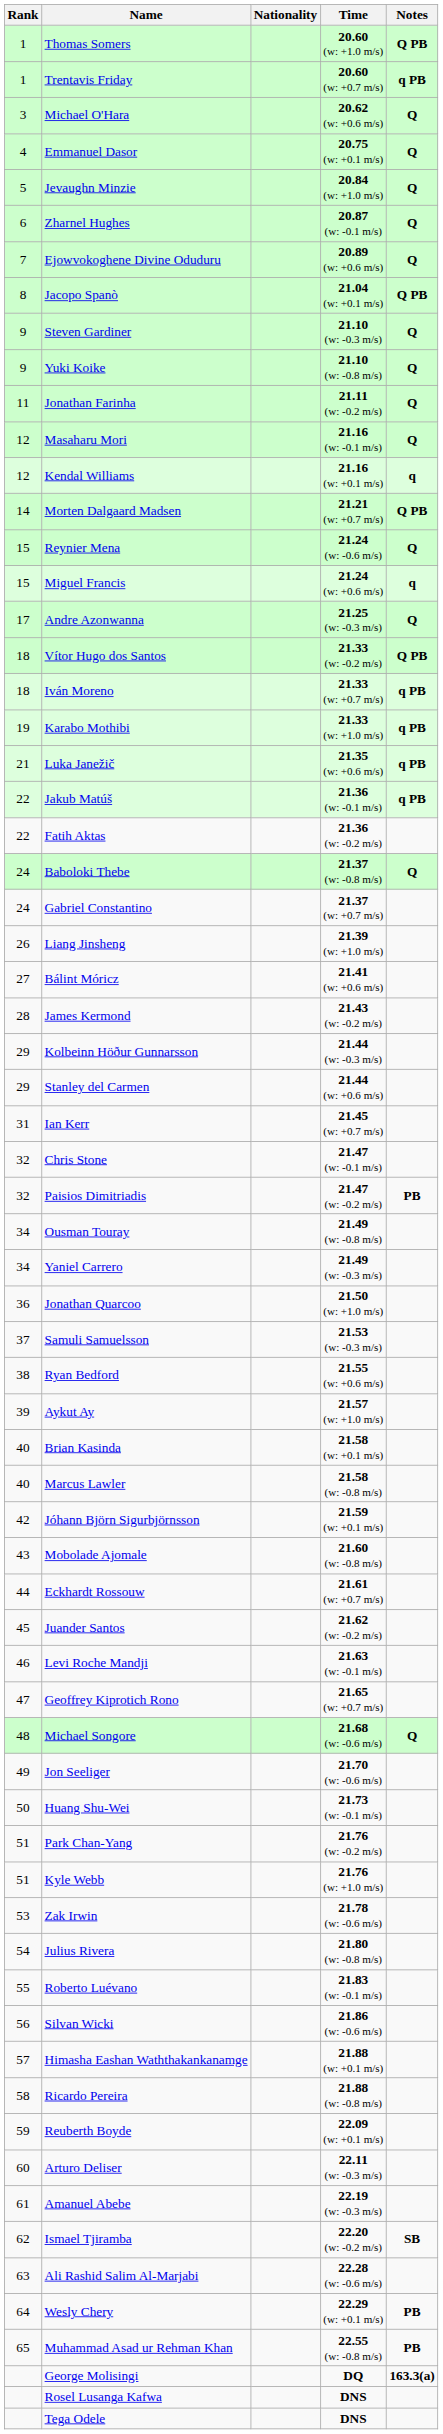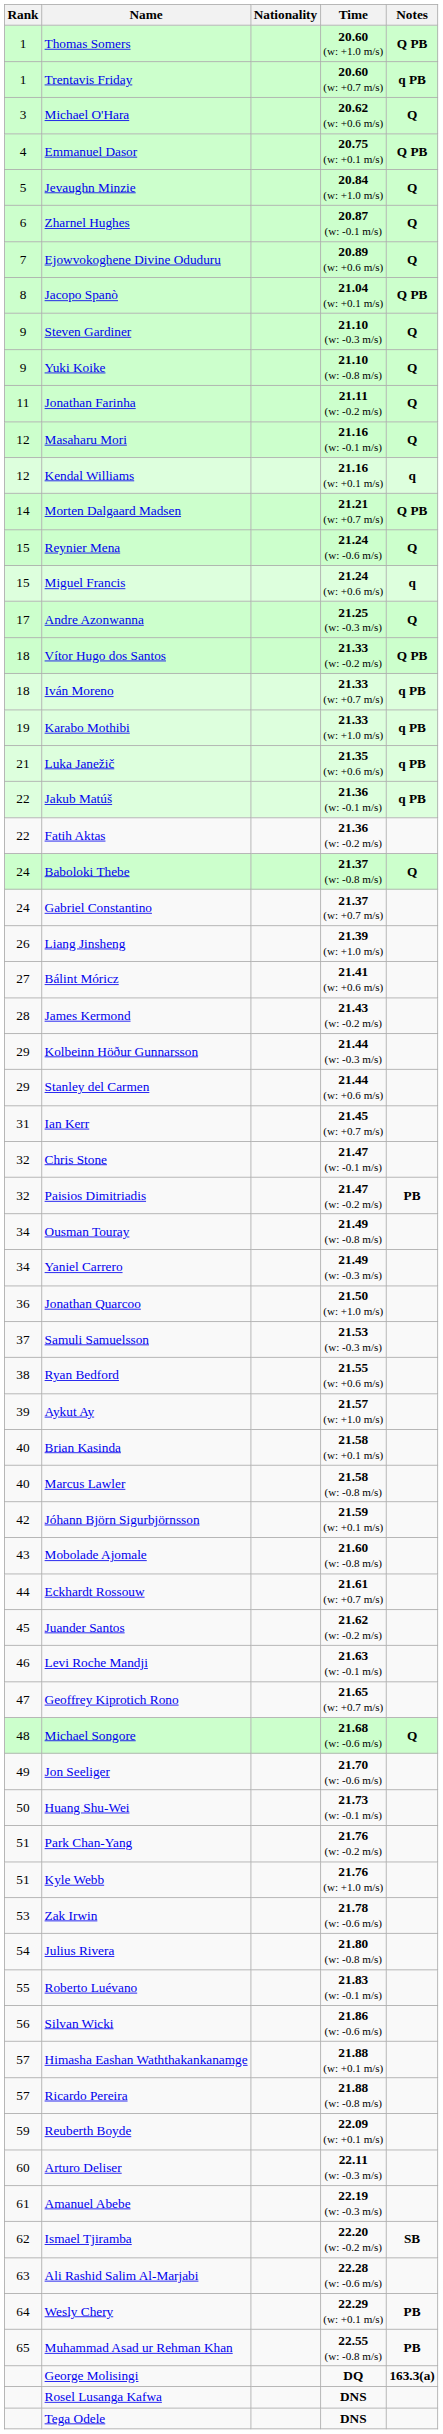(412, 151) Q -> (412, 151) Q PB
(23, 2095) 58 -> (23, 2095) 57
